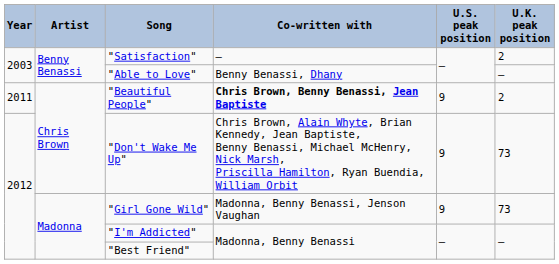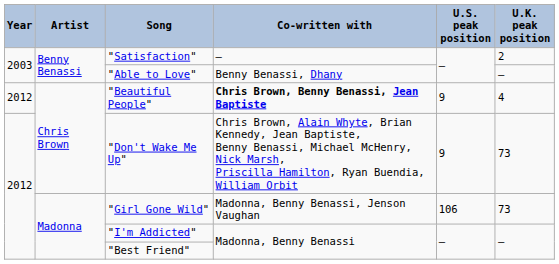(20, 98) 2011 -> (20, 98) 2012
(501, 98) 2 -> (501, 98) 4
(442, 209) 9 -> (448, 209) 106
